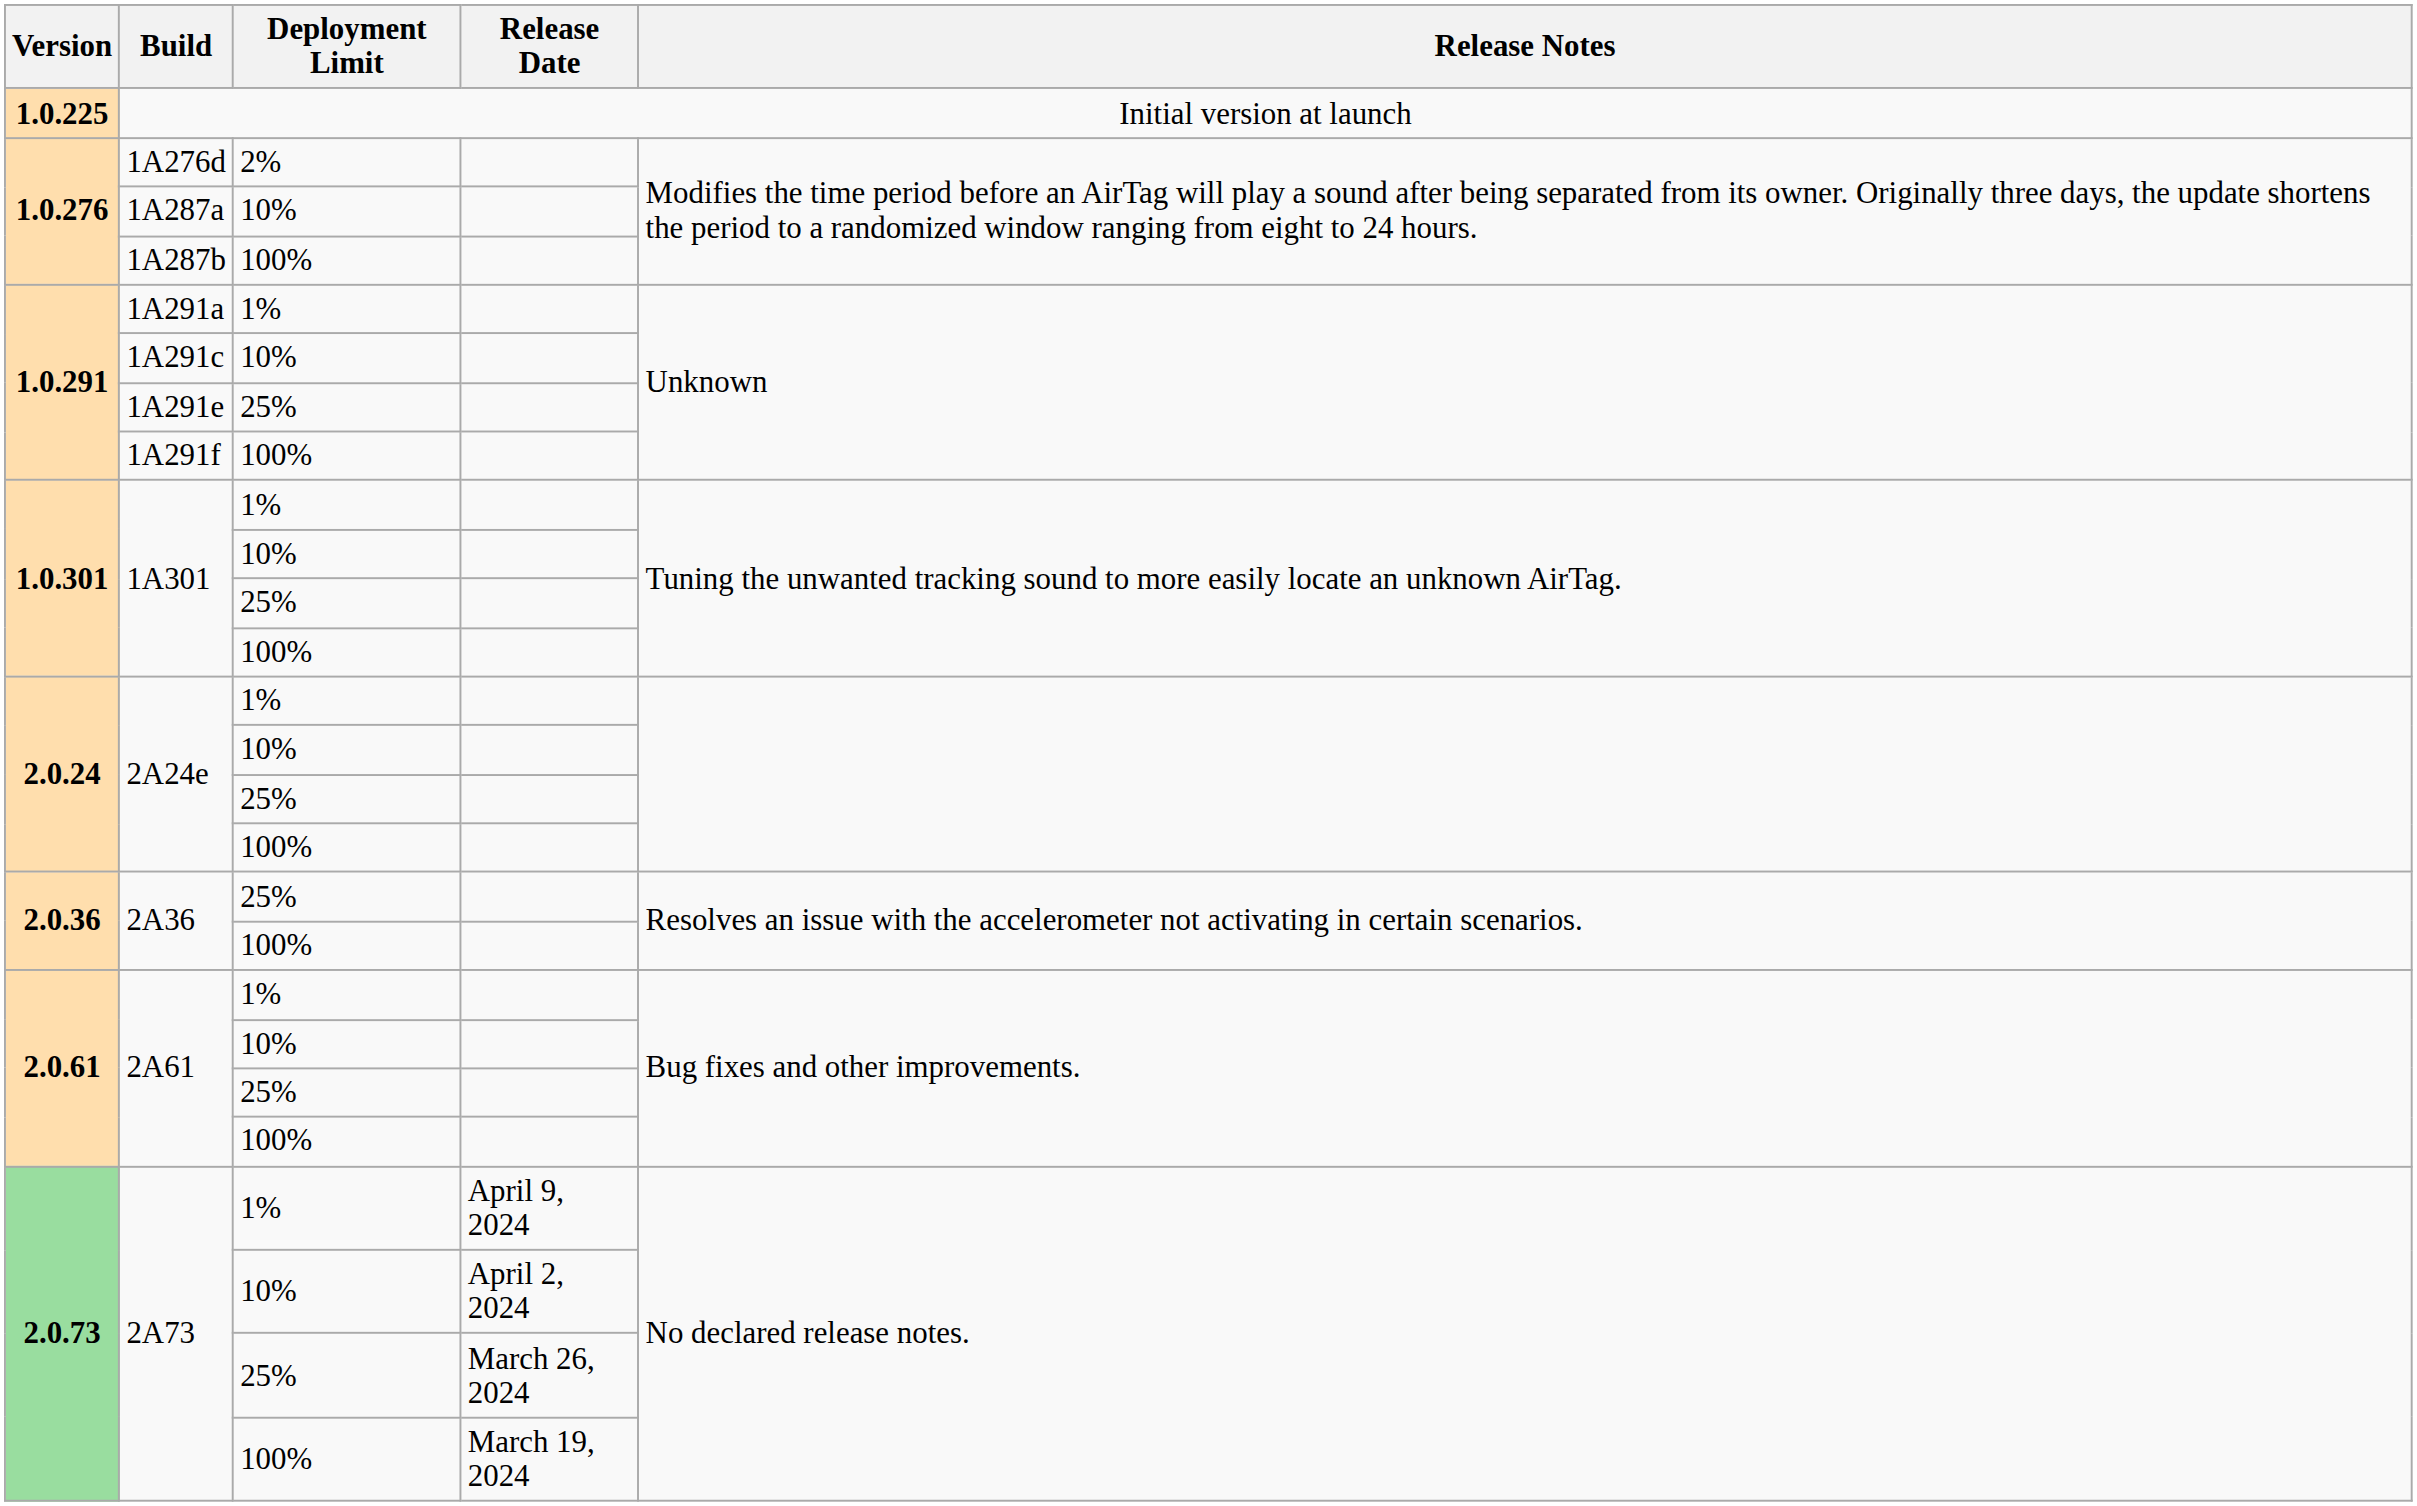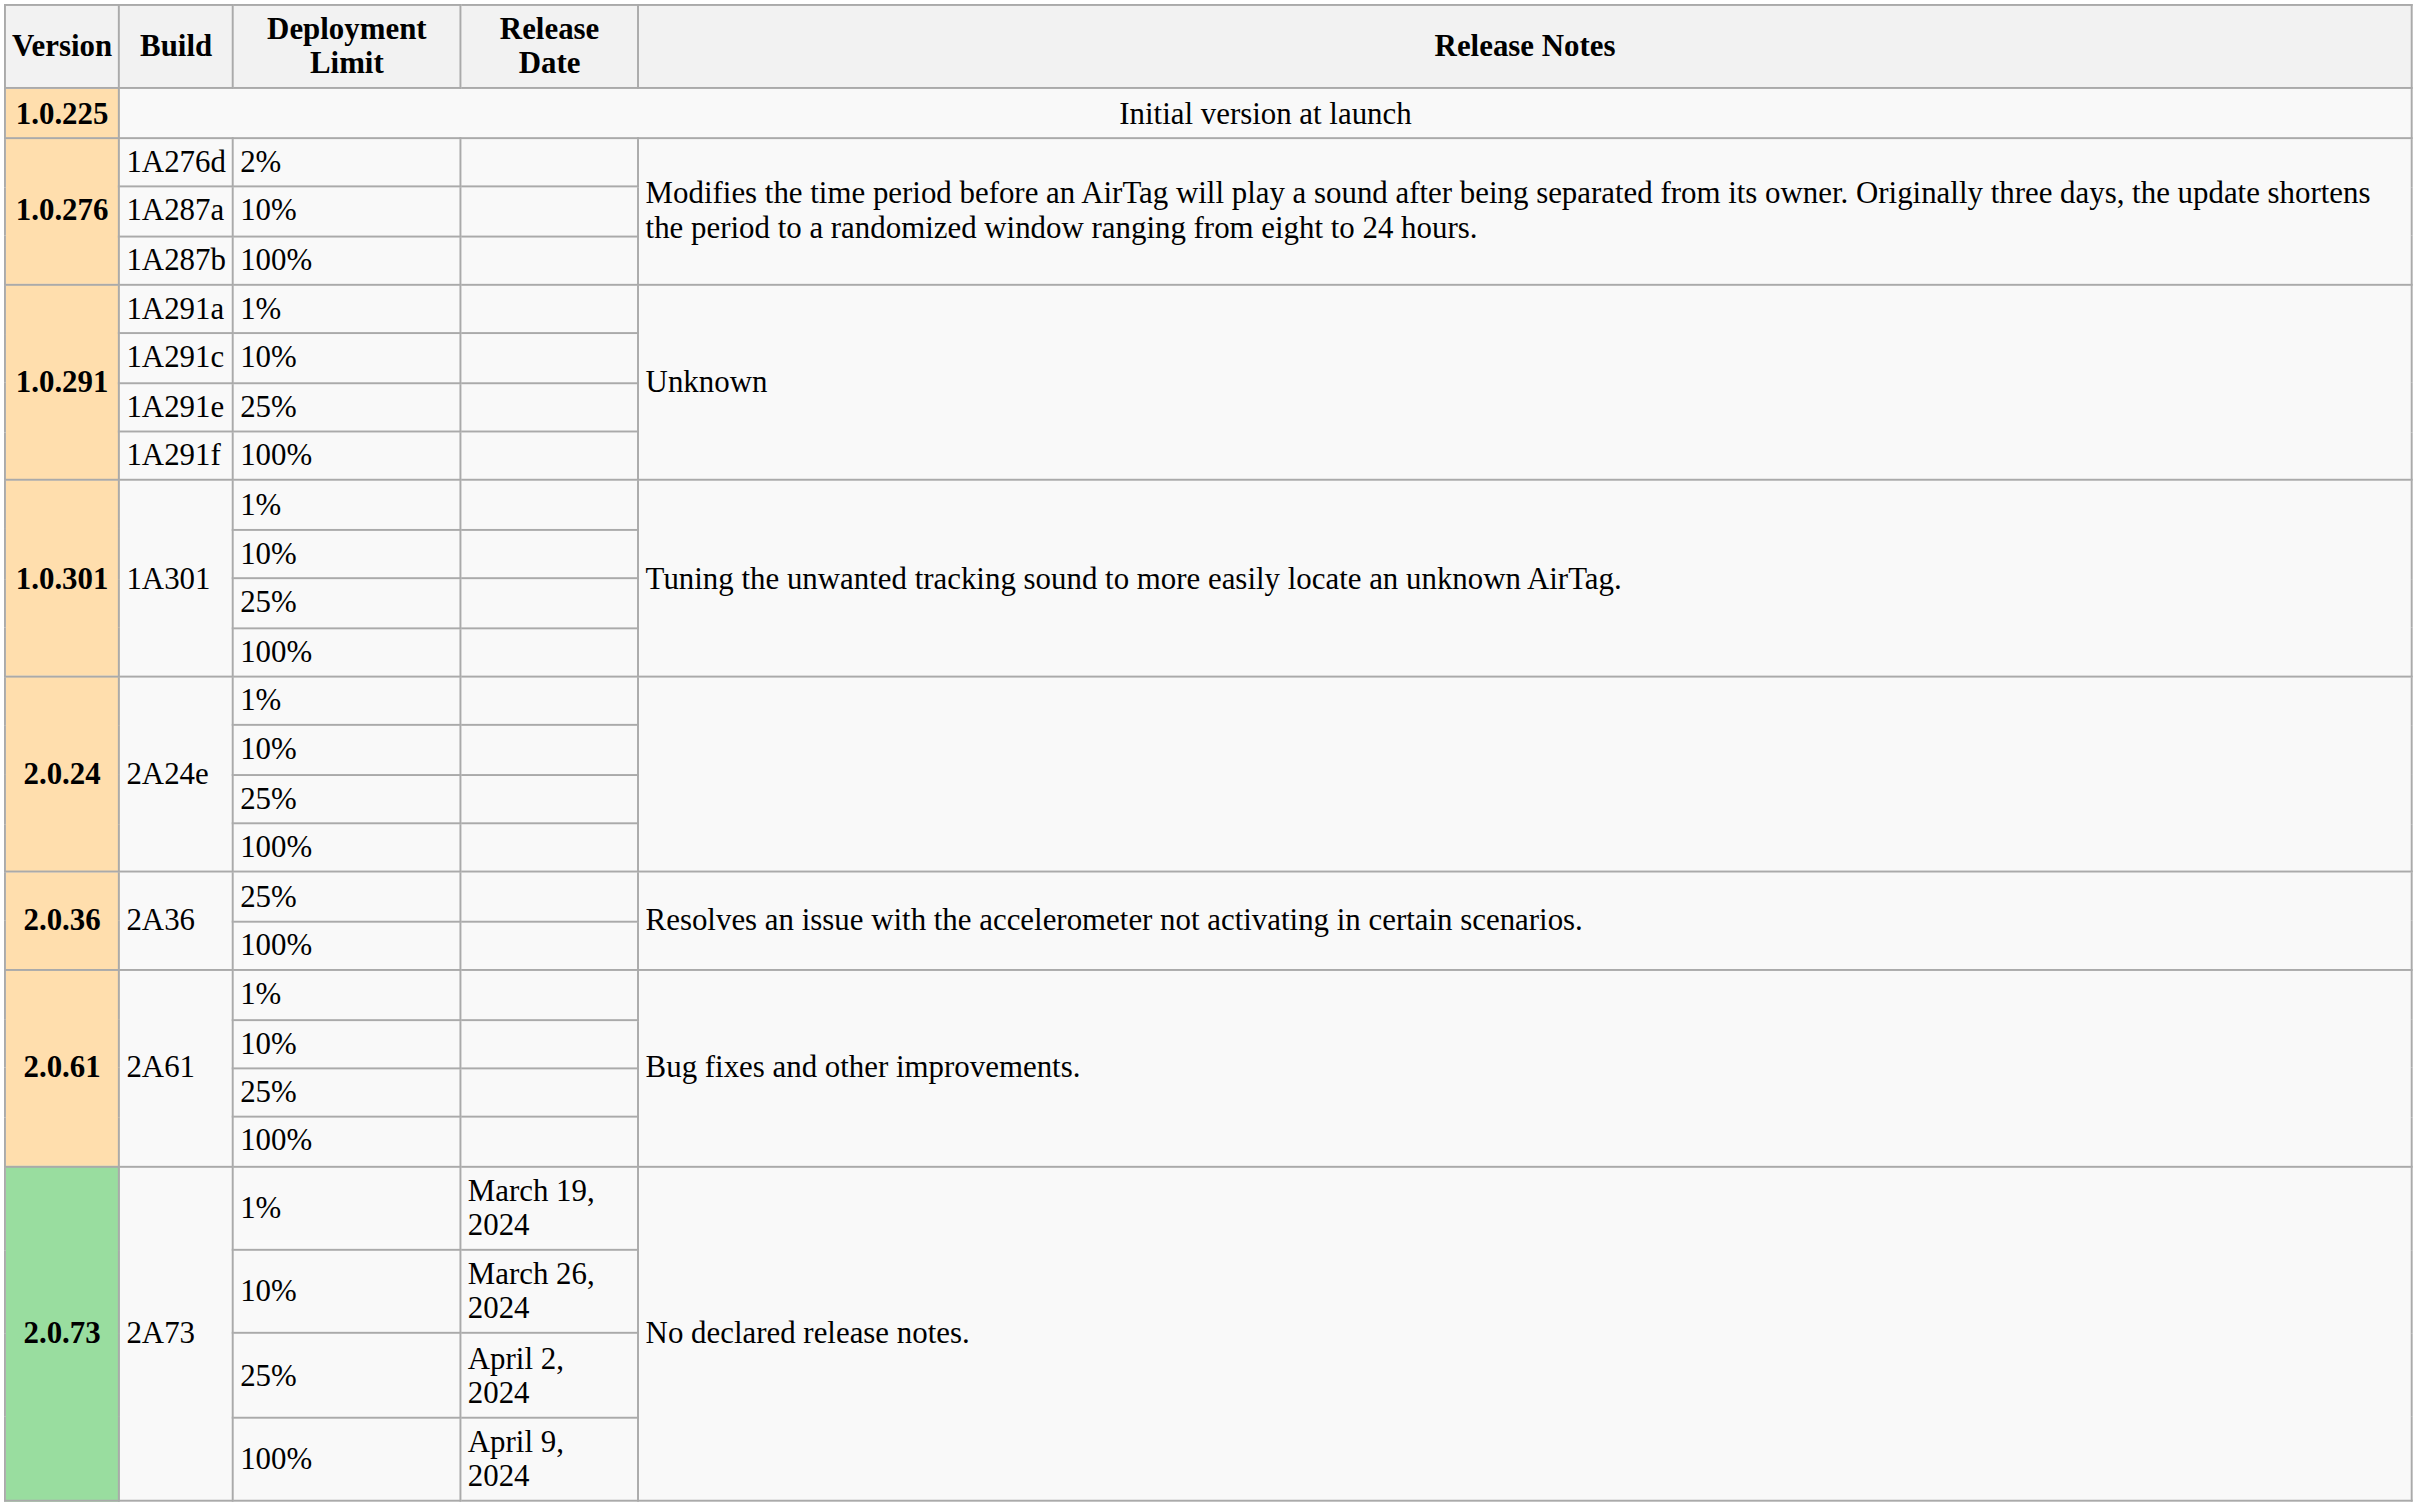(516, 1207) April 9, 2024 -> (531, 1207) March 19, 2024
(516, 1291) April 2, 2024 -> (531, 1291) March 26, 2024
(531, 1374) March 26, 2024 -> (516, 1374) April 2, 2024
(531, 1458) March 19, 2024 -> (516, 1458) April 9, 2024
